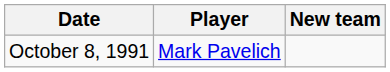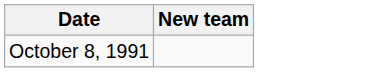- column: (219, 19)
